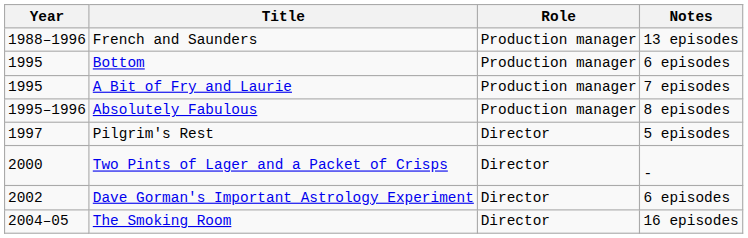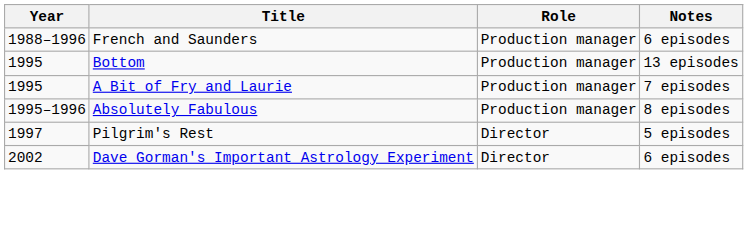(691, 40) 13 episodes -> (687, 40) 6 episodes
(687, 63) 6 episodes -> (691, 63) 13 episodes
- row: (270, 166)
- row: (162, 221)
